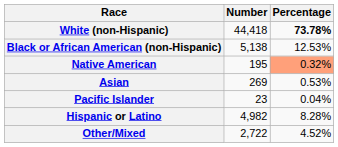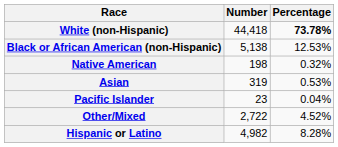(258, 64) 195 -> (258, 64) 198
(316, 64) lightsalmon background -> (316, 64) no background
(258, 82) 269 -> (258, 82) 319
rows swapped: (114, 133) <-> (114, 116)
